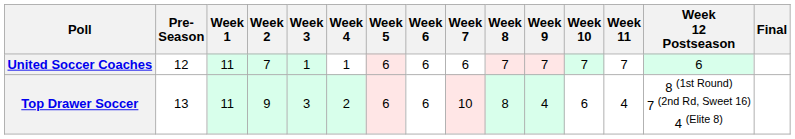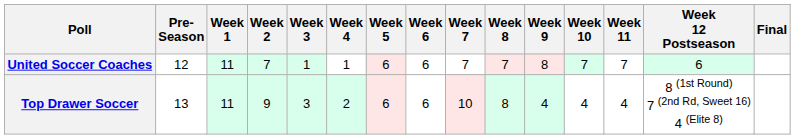(465, 64) 6 -> (465, 64) 7
(545, 64) 7 -> (545, 64) 8
(584, 104) 6 -> (584, 104) 4
